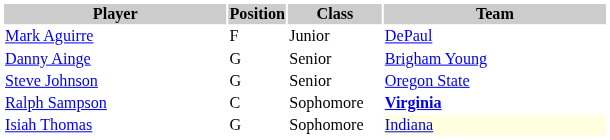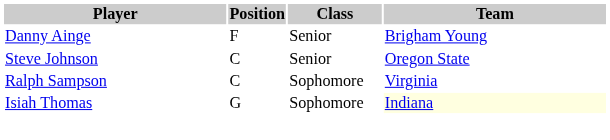- row: (49, 36)
(235, 58) G -> (234, 36) F
(235, 80) G -> (235, 58) C
(413, 102) bold -> (411, 80) normal
